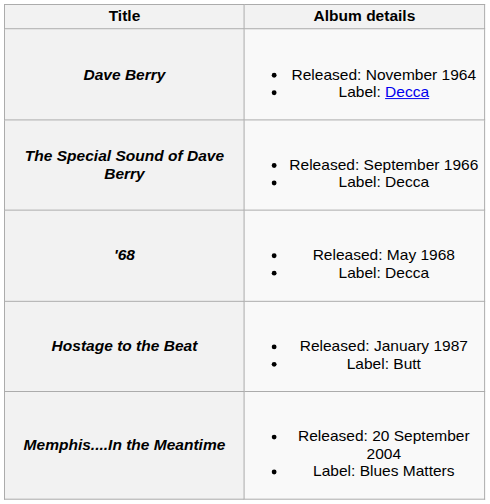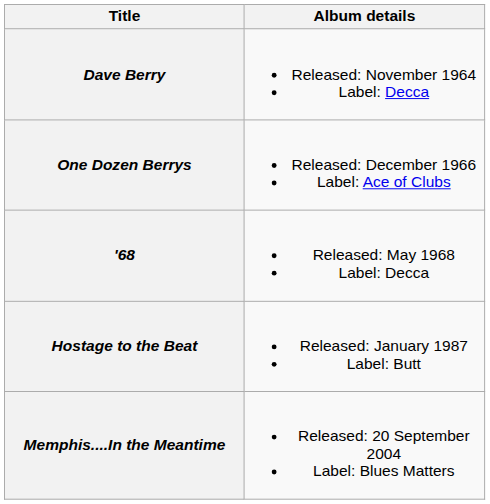- row: (124, 164)
+ row: (124, 164)
